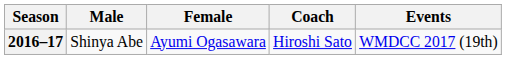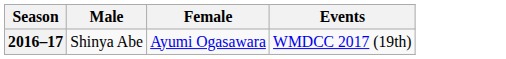- column: (313, 16)
